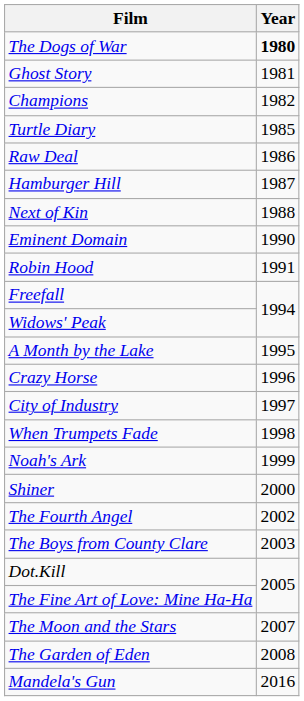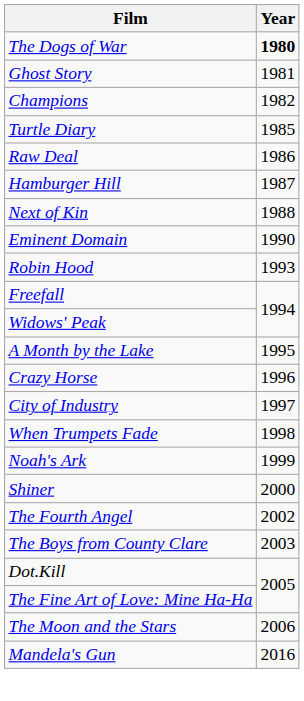(278, 267) 1991 -> (278, 267) 1993
(278, 626) 2007 -> (278, 626) 2006
- row: (79, 654)
